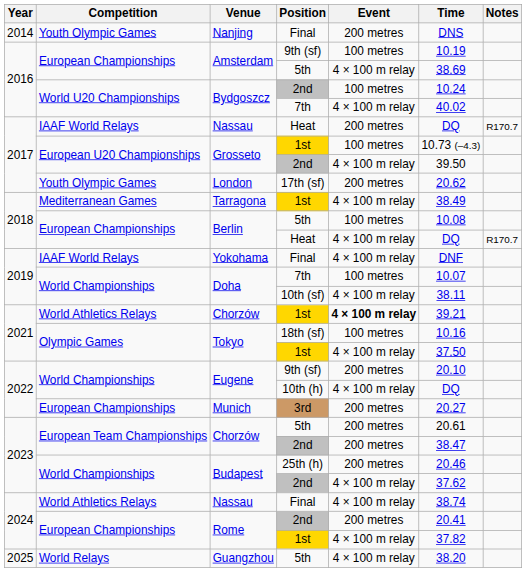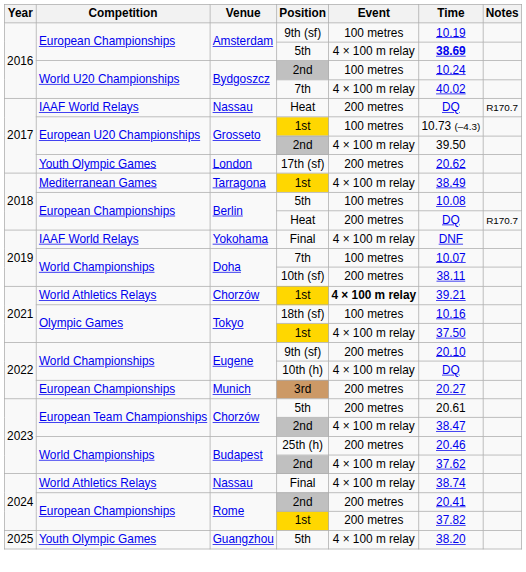- row: (233, 32)
(451, 70) normal -> (451, 51) bold
(374, 239) 4 × 100 m relay -> (374, 220) 200 metres
(374, 295) 4 × 100 m relay -> (374, 276) 200 metres
(374, 445) 200 metres -> (374, 426) 4 × 100 m relay
(374, 539) 4 × 100 m relay -> (374, 520) 200 metres
(74, 558) World Relays -> (98, 539) Youth Olympic Games
